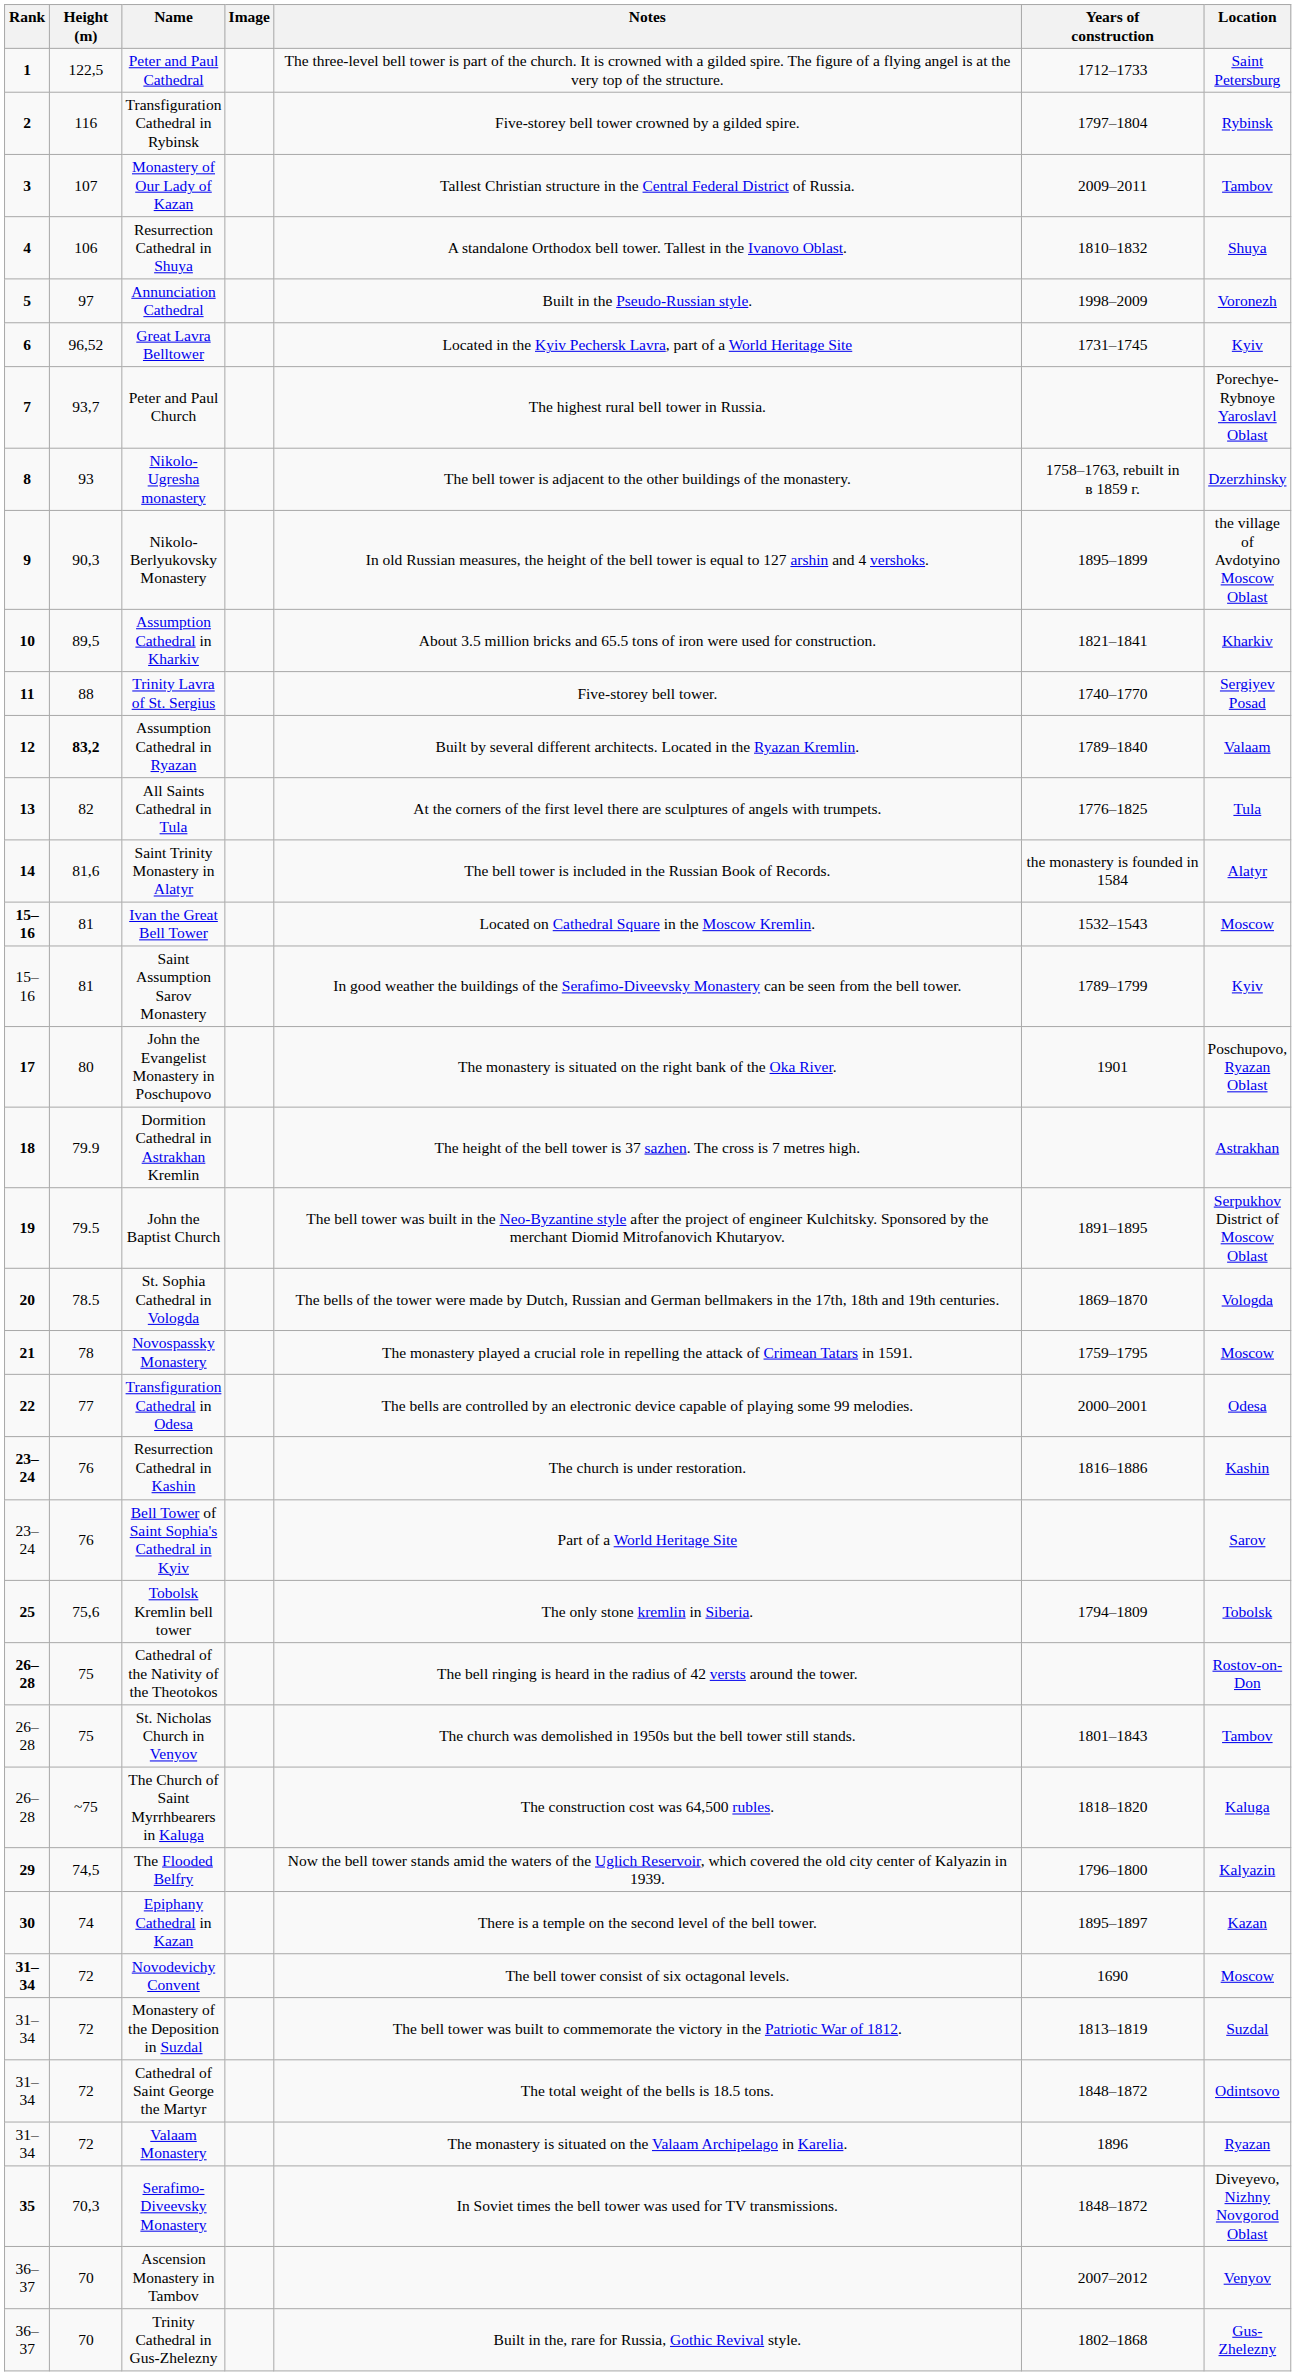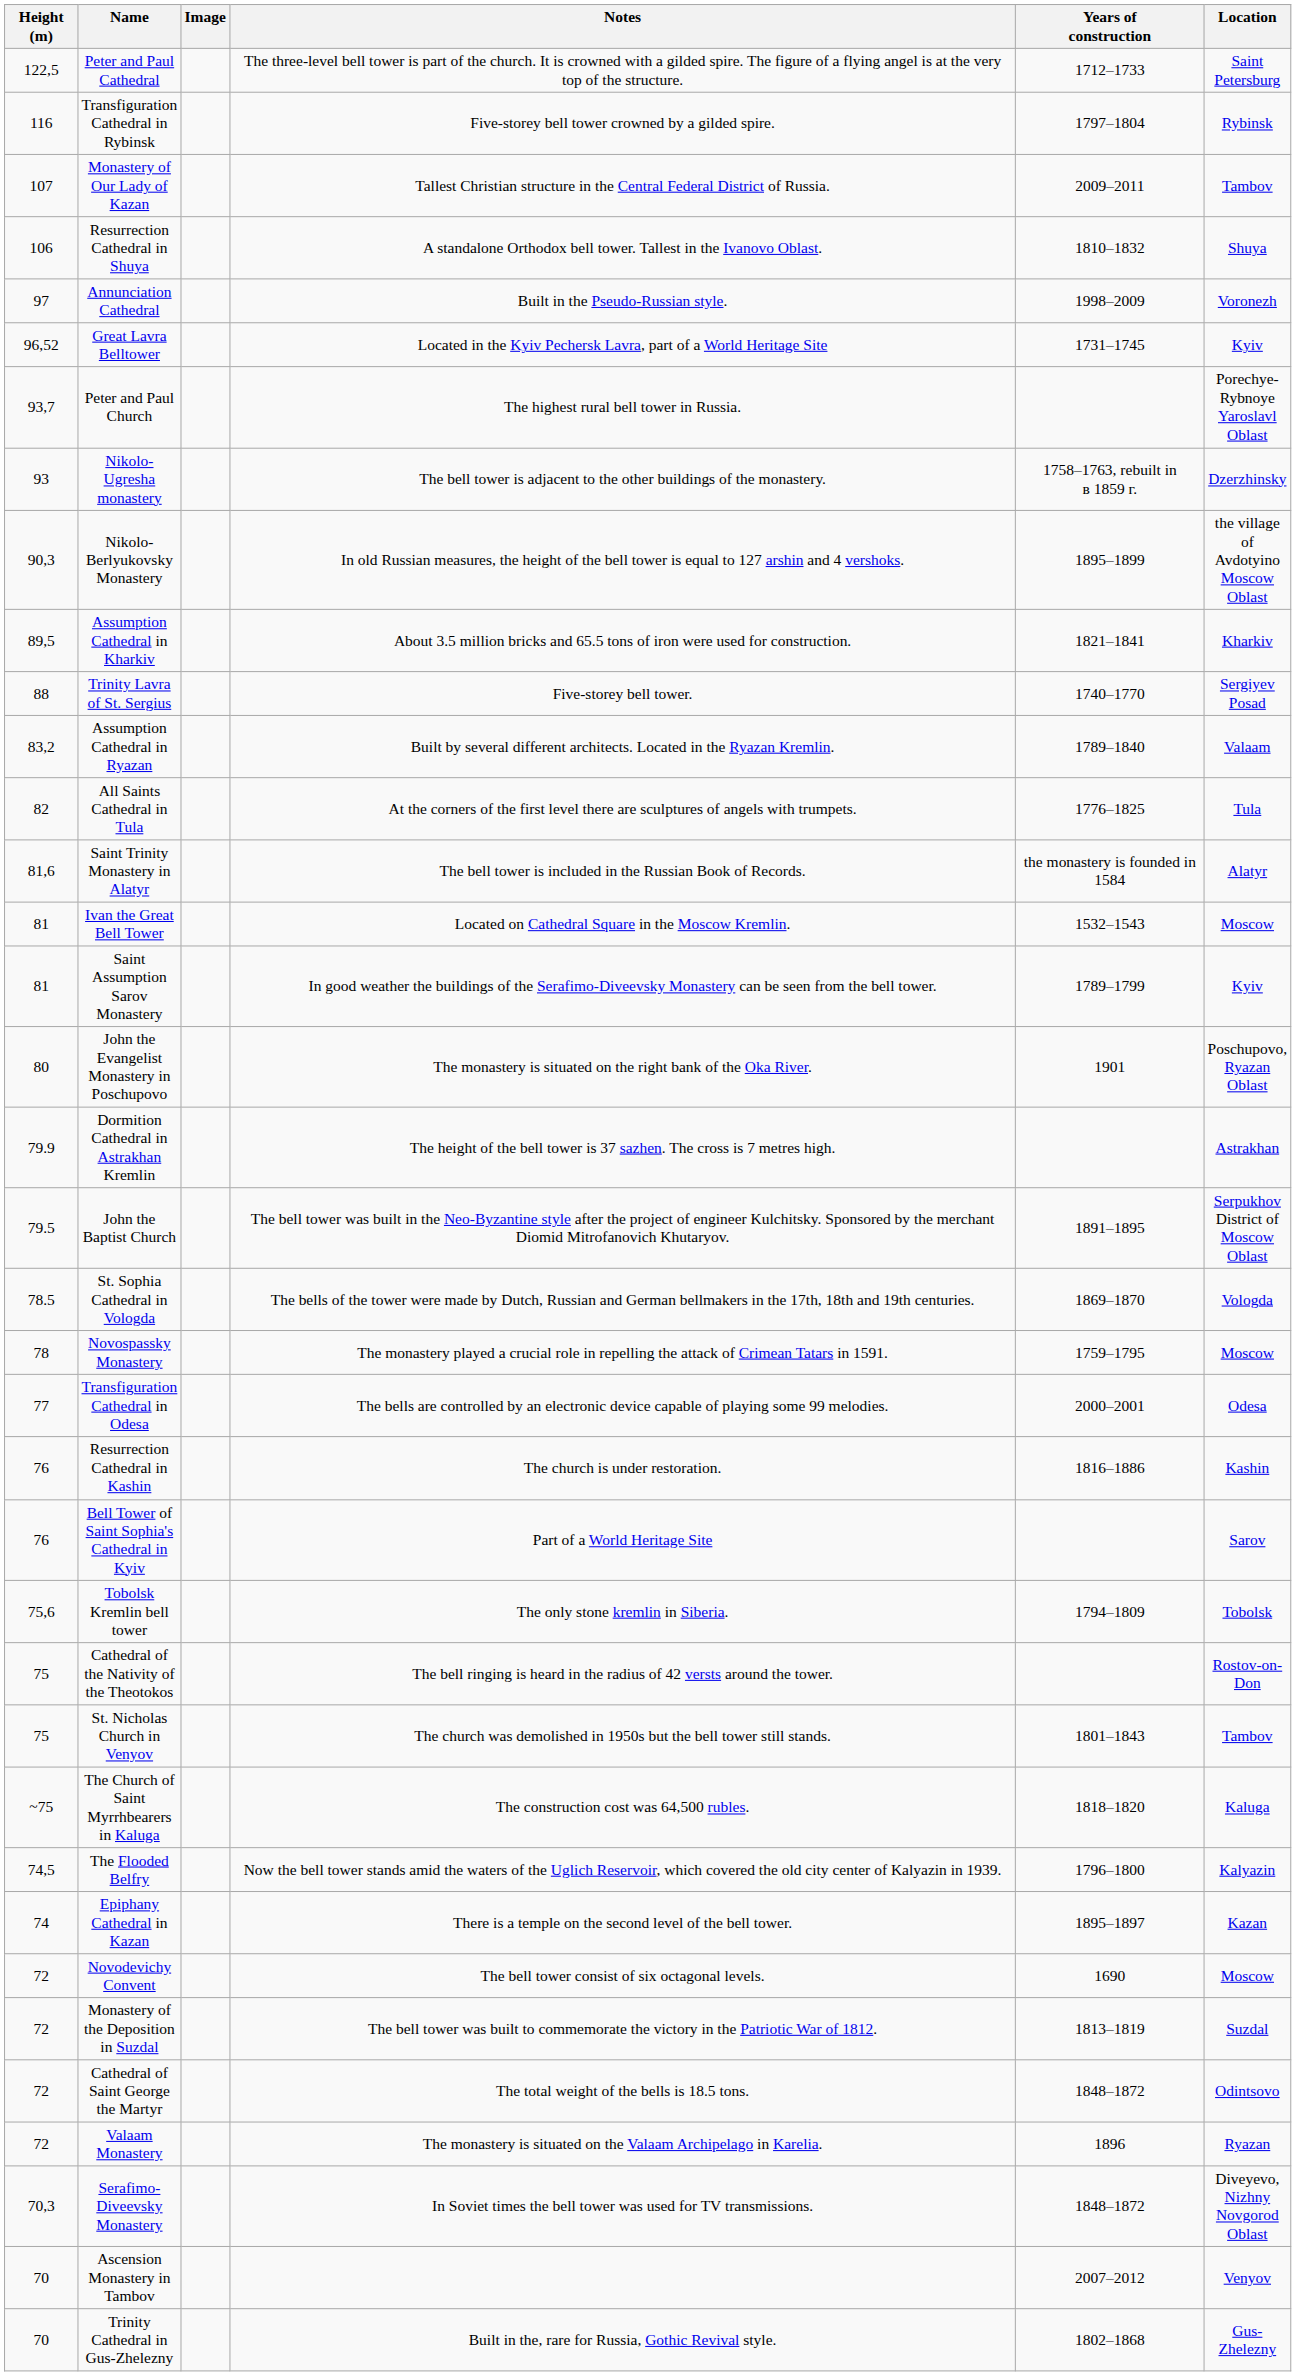- column: (27, 17)
(86, 746) bold -> (41, 746) normal
